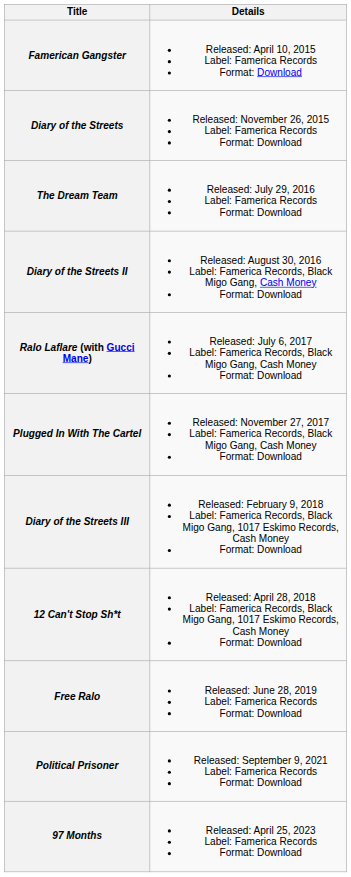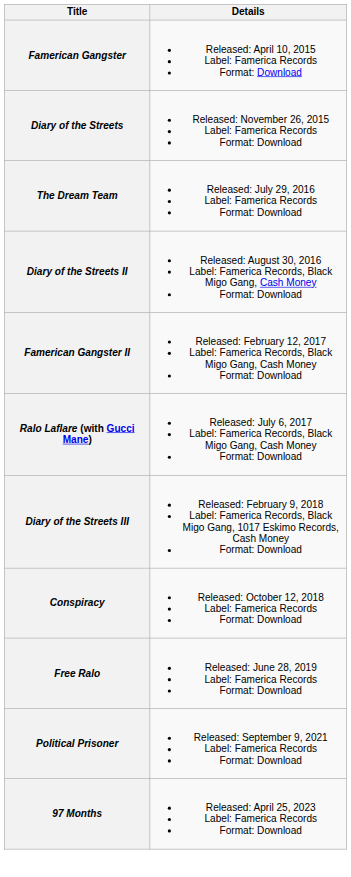+ row: (77, 353)
- row: (77, 434)
- row: (77, 614)
+ row: (77, 603)
